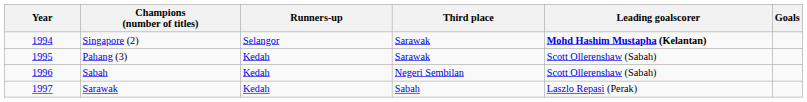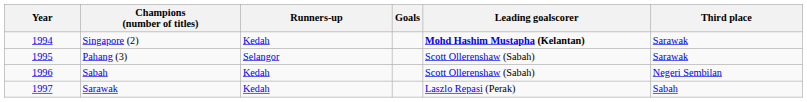columns swapped: (468, 18) <-> (787, 18)
(261, 40) Selangor -> (256, 40) Kedah
(256, 56) Kedah -> (261, 56) Selangor
